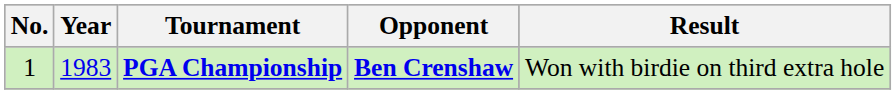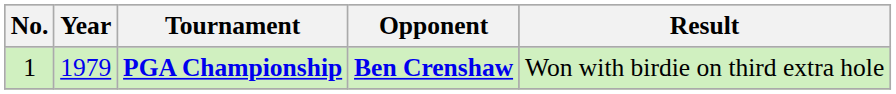(86, 67) 1983 -> (86, 67) 1979
